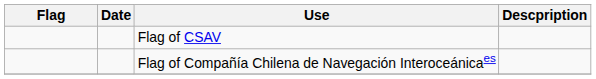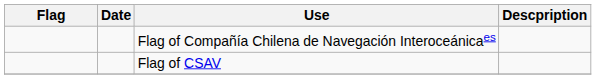rows swapped: (179, 37) <-> (317, 61)
